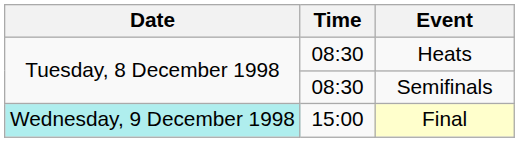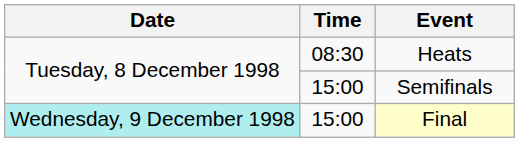(338, 86) 08:30 -> (338, 86) 15:00
